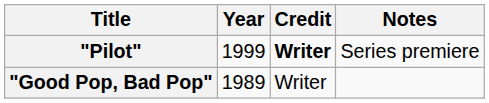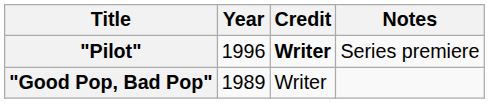(244, 51) 1999 -> (244, 51) 1996
